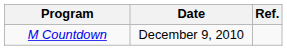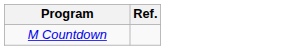- column: (191, 14)
